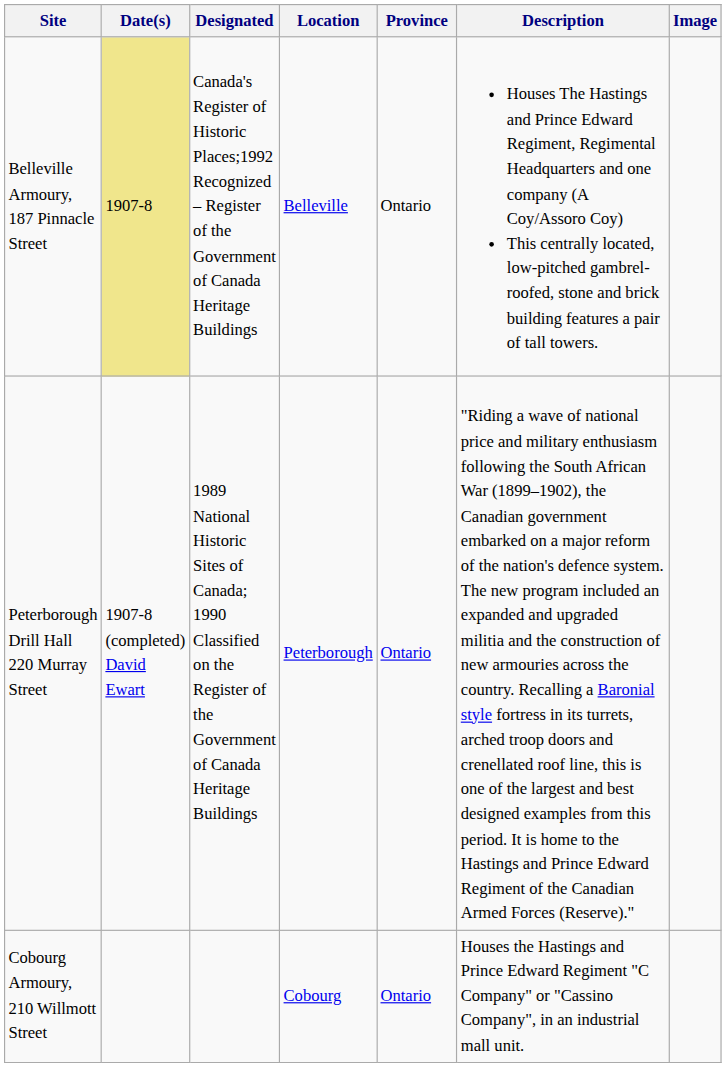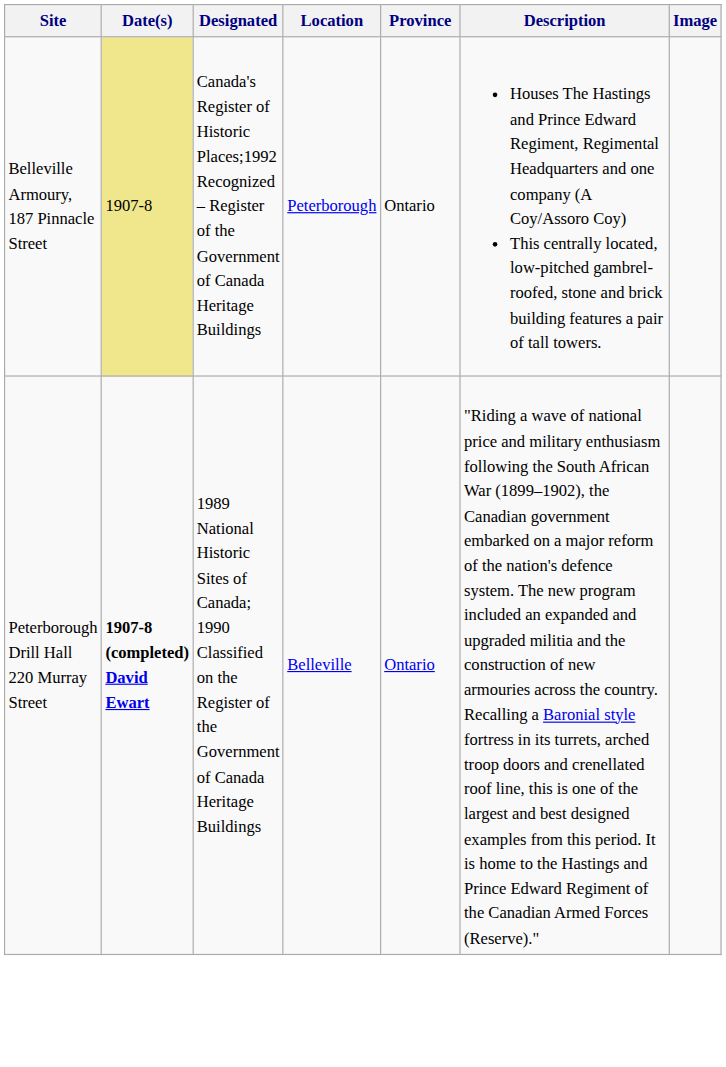(316, 206) Belleville -> (332, 206) Peterborough
(145, 653) normal -> (147, 665) bold
(328, 653) Peterborough -> (319, 665) Belleville
- row: (52, 996)
